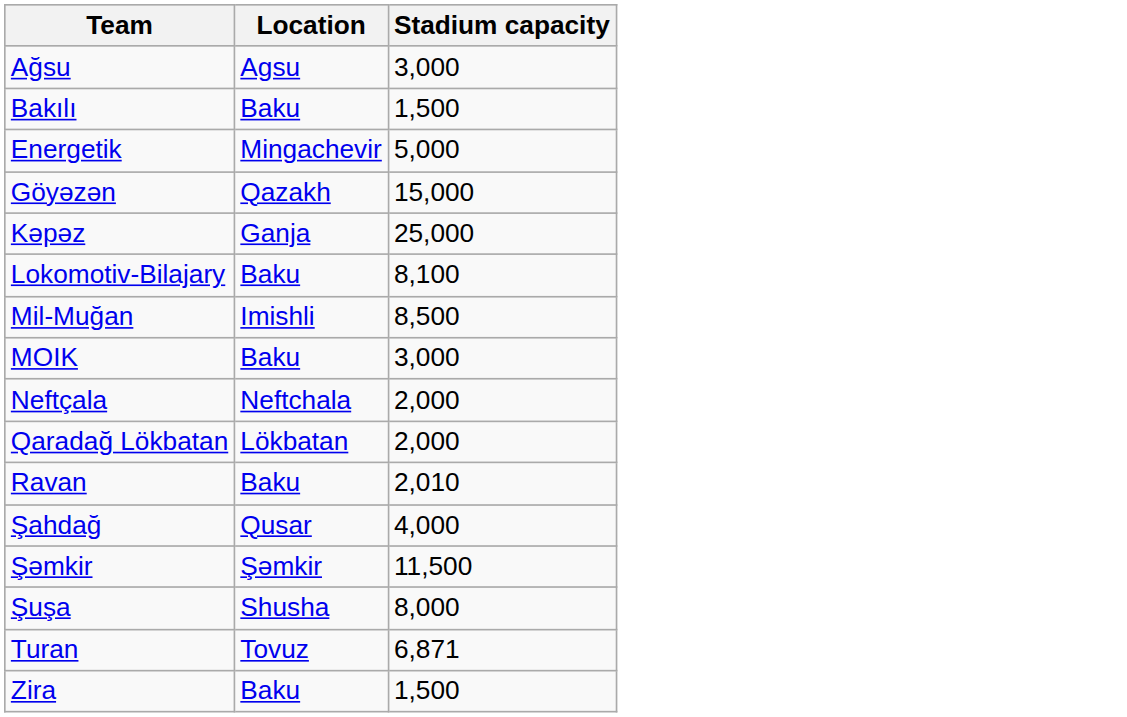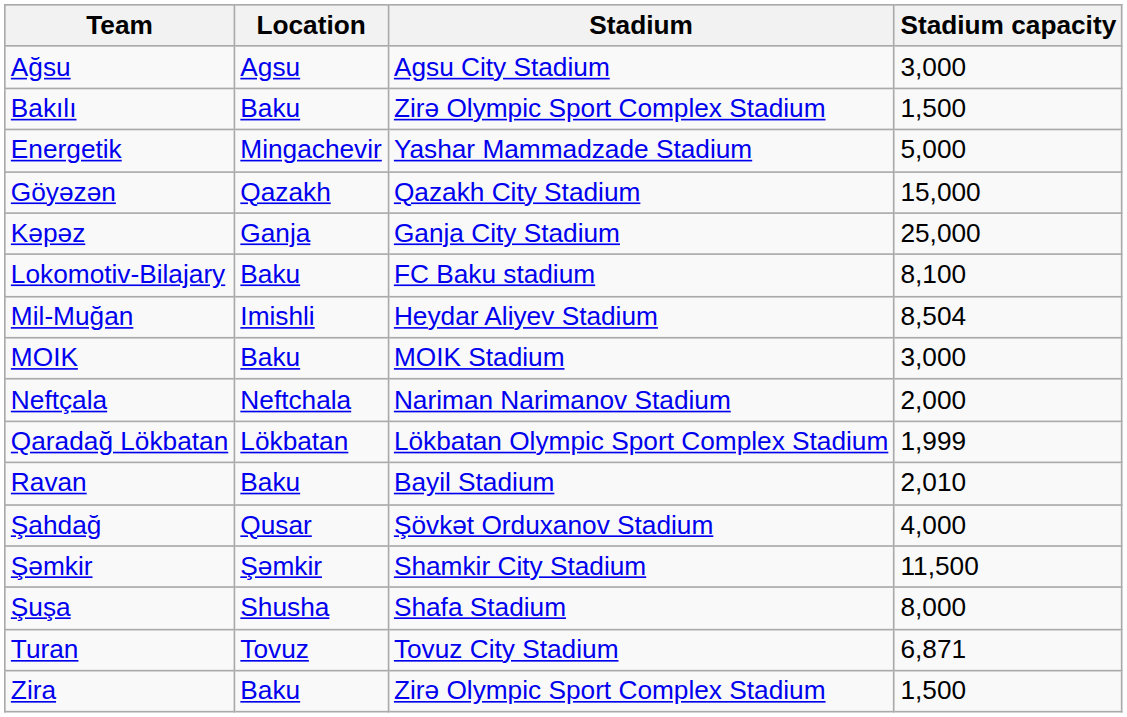+ column: (641, 25)
(427, 316) 8,500 -> (933, 316) 8,504
(427, 441) 2,000 -> (933, 441) 1,999
